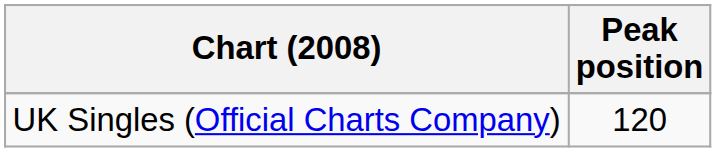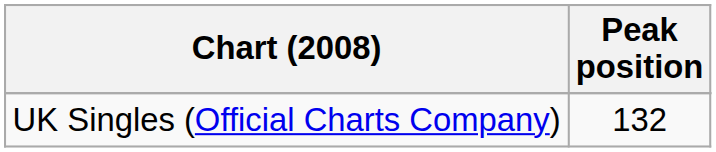(640, 119) 120 -> (640, 119) 132
